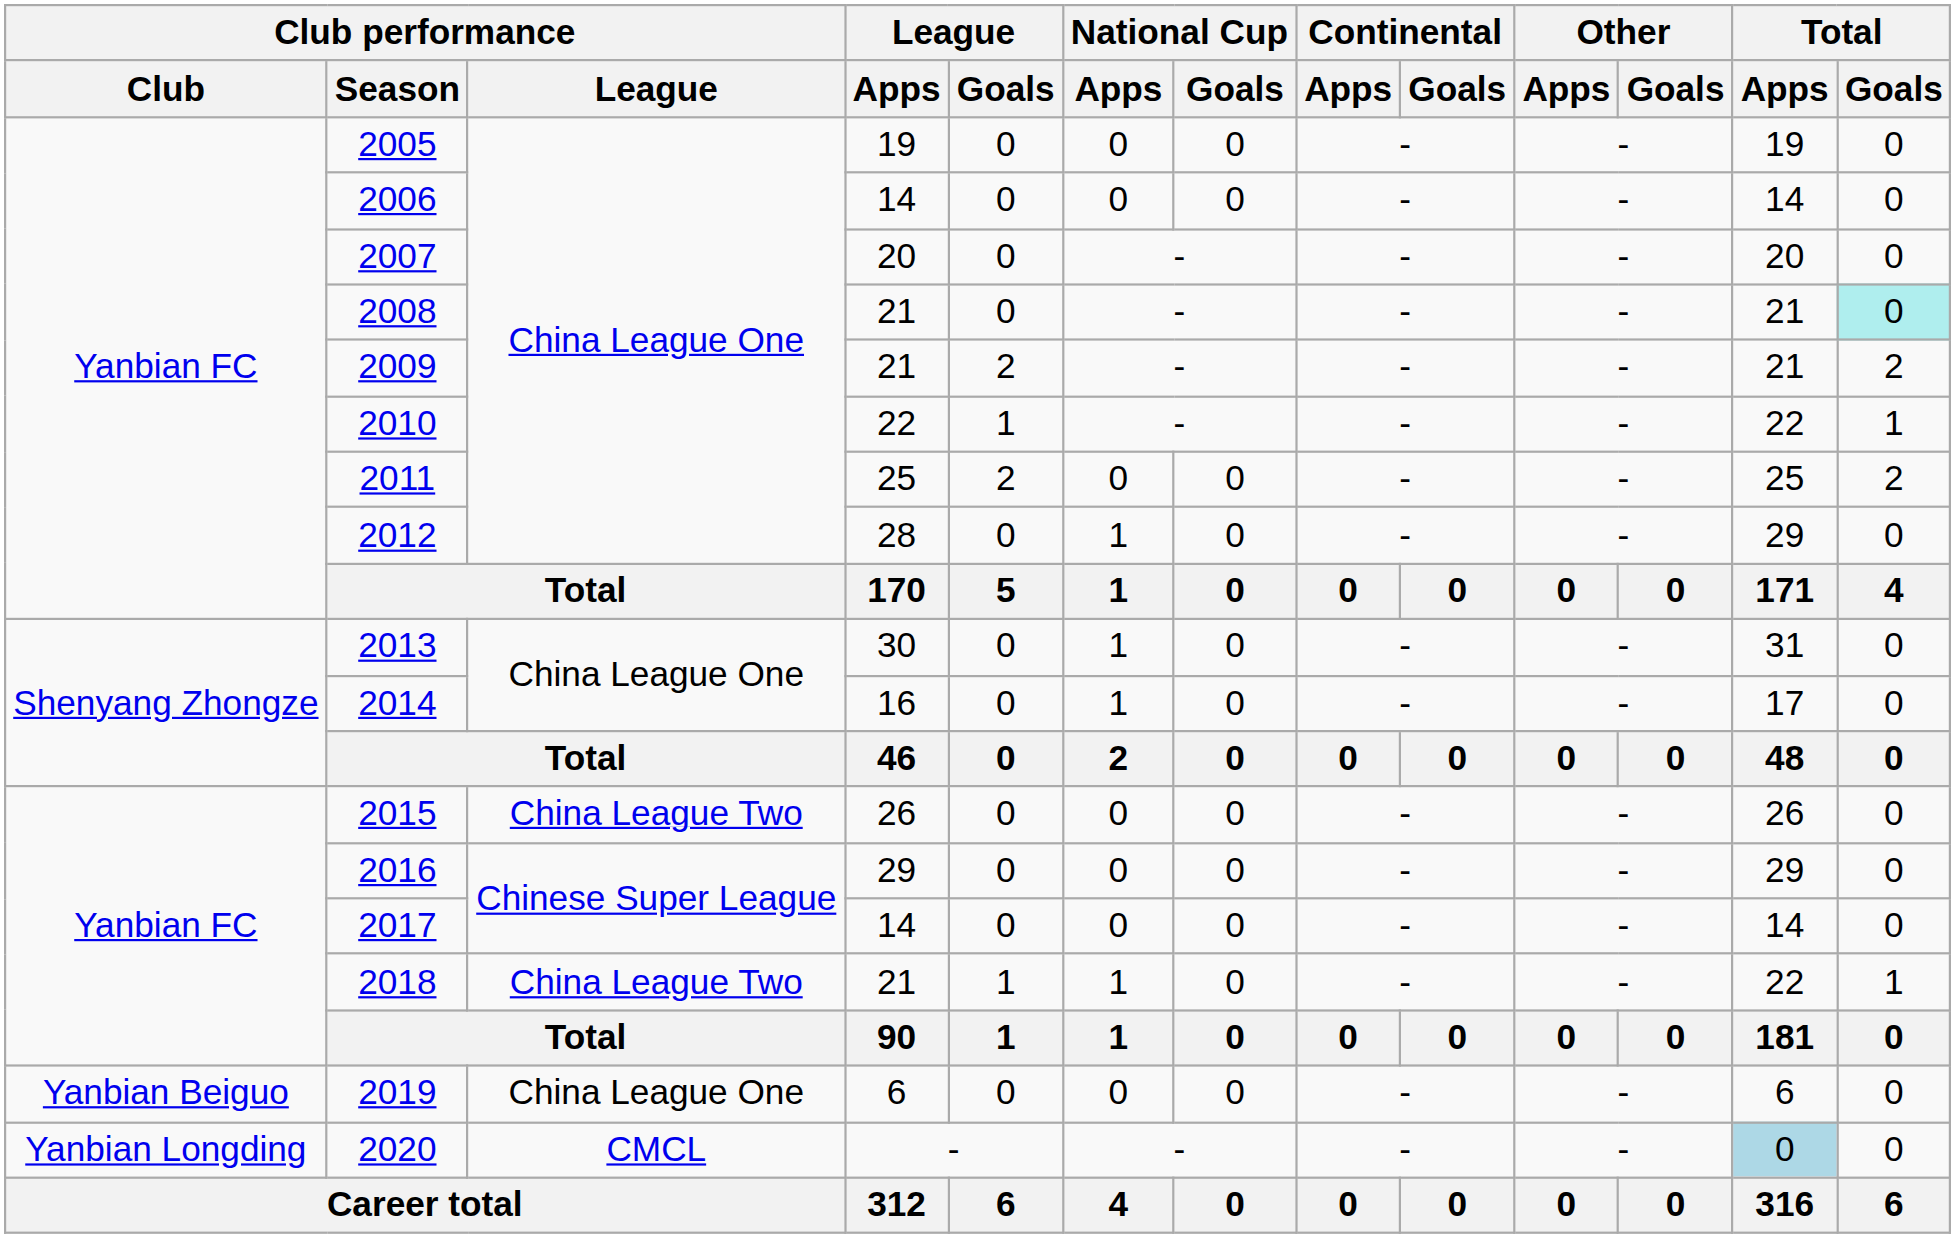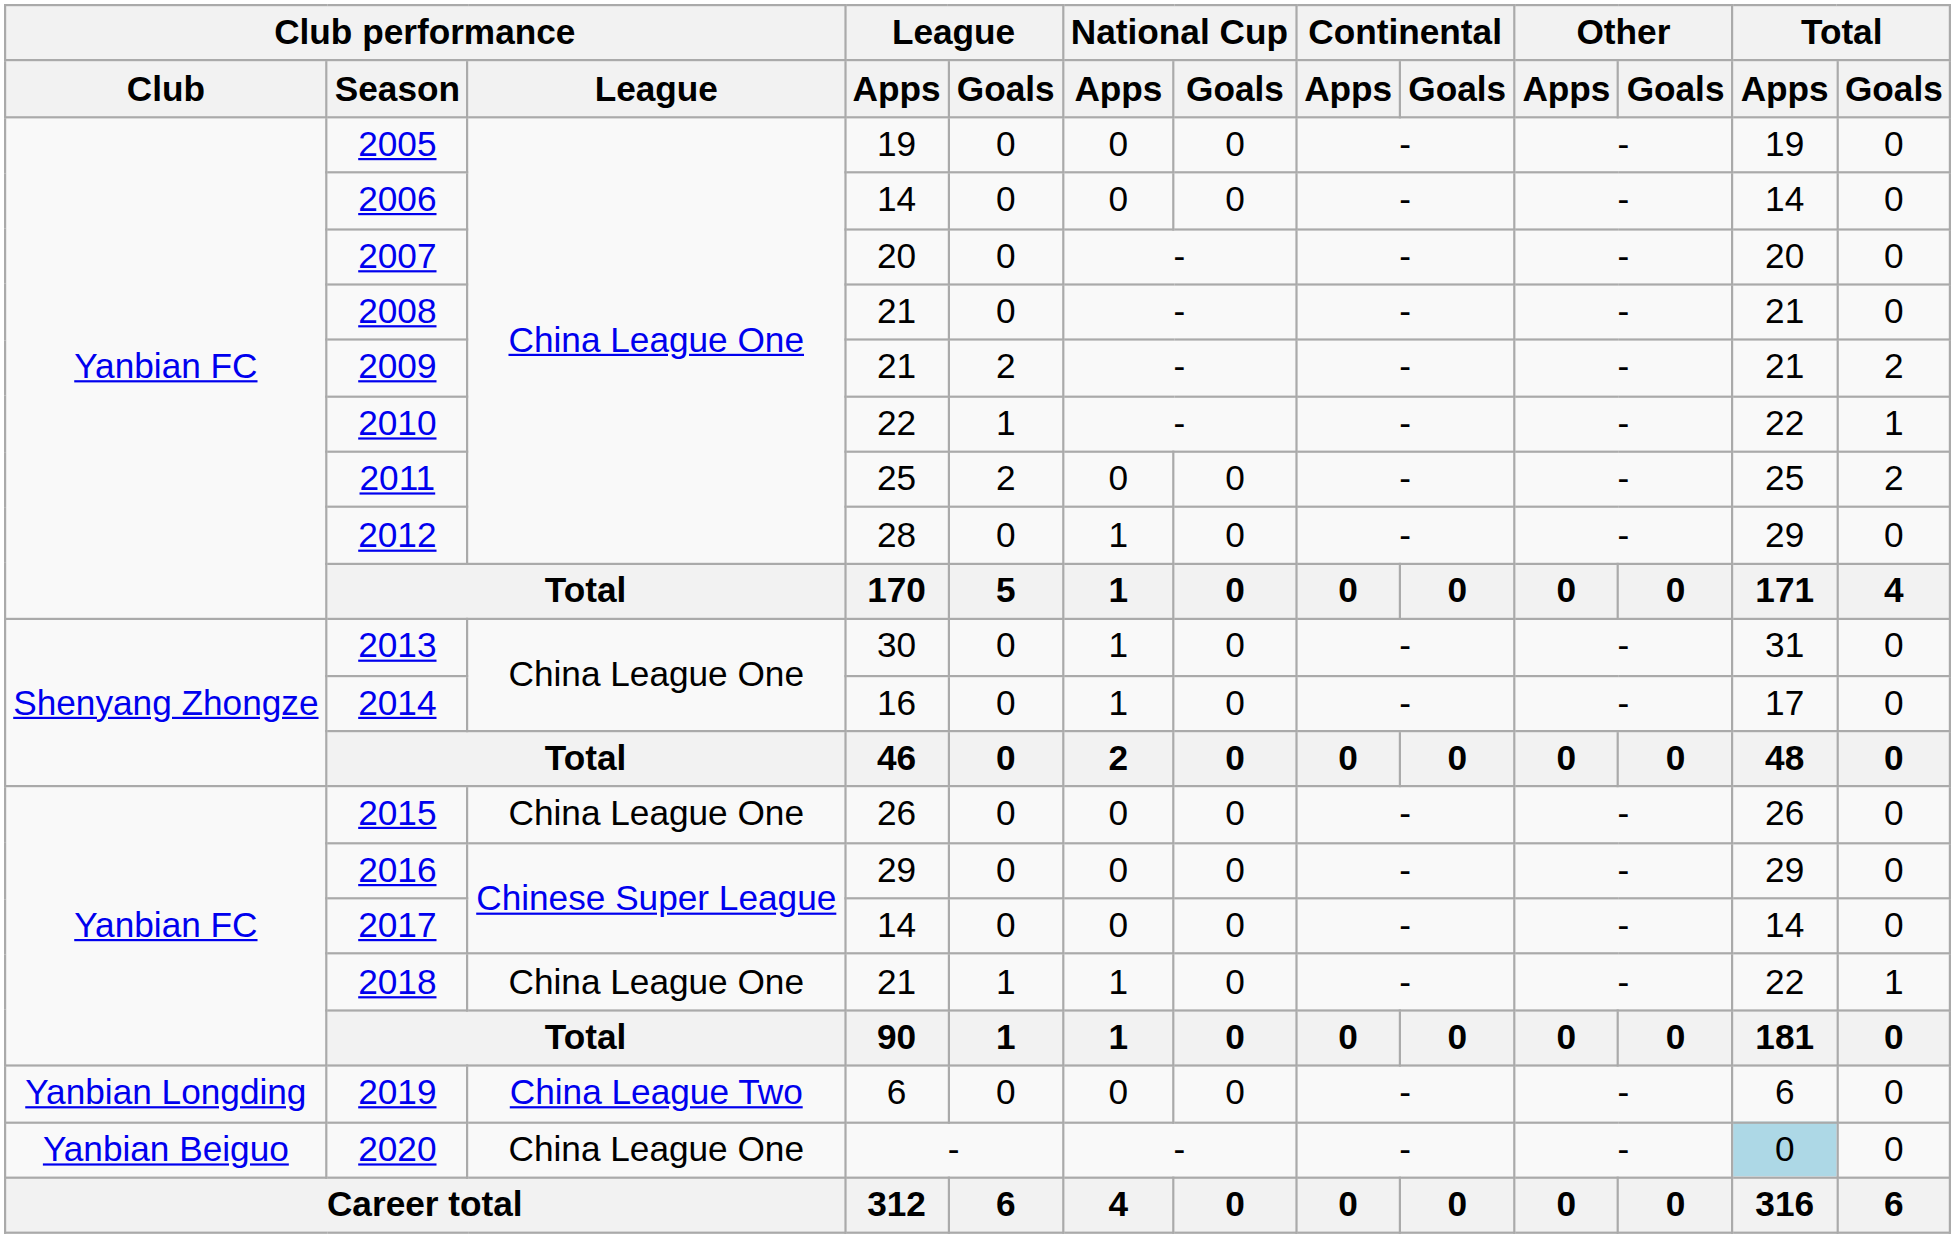(1894, 311) paleturquoise background -> (1894, 311) no background
(656, 813) China League Two -> (656, 813) China League One
(656, 981) China League Two -> (656, 981) China League One
(166, 1093) Yanbian Beiguo -> (166, 1093) Yanbian Longding
(656, 1093) China League One -> (656, 1093) China League Two
(166, 1148) Yanbian Longding -> (166, 1148) Yanbian Beiguo
(656, 1148) CMCL -> (656, 1148) China League One
